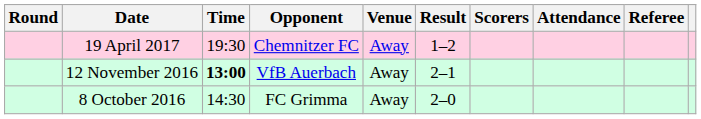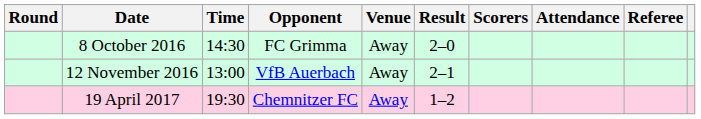rows swapped: (132, 99) <-> (132, 45)
(226, 72) bold -> (225, 72) normal
